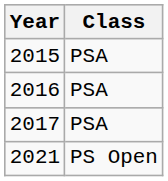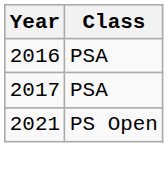- row: (35, 56)
